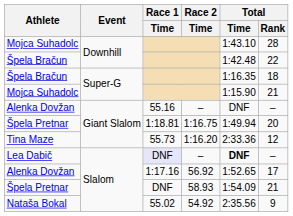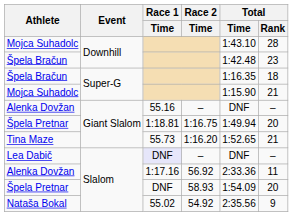(273, 60) 22 -> (273, 60) 23
(239, 140) 2:33.36 -> (239, 140) 1:52.65
(273, 140) 12 -> (273, 140) 21
(239, 156) bold -> (239, 156) normal
(239, 172) 1:52.65 -> (239, 172) 2:33.36
(273, 172) 17 -> (273, 172) 11
(273, 188) 21 -> (273, 188) 20
